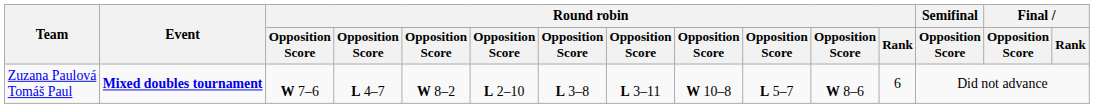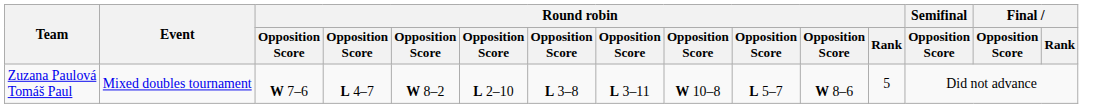(183, 84) bold -> (177, 84) normal
(897, 84) 6 -> (887, 84) 5
